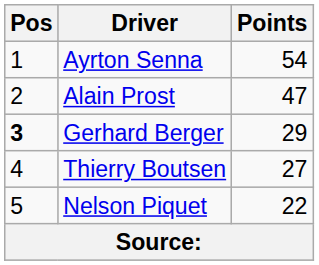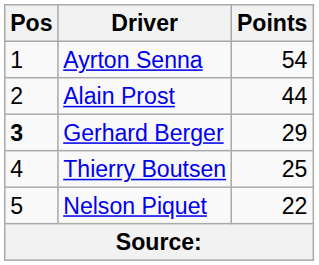(295, 96) 47 -> (295, 96) 44
(295, 170) 27 -> (295, 170) 25
